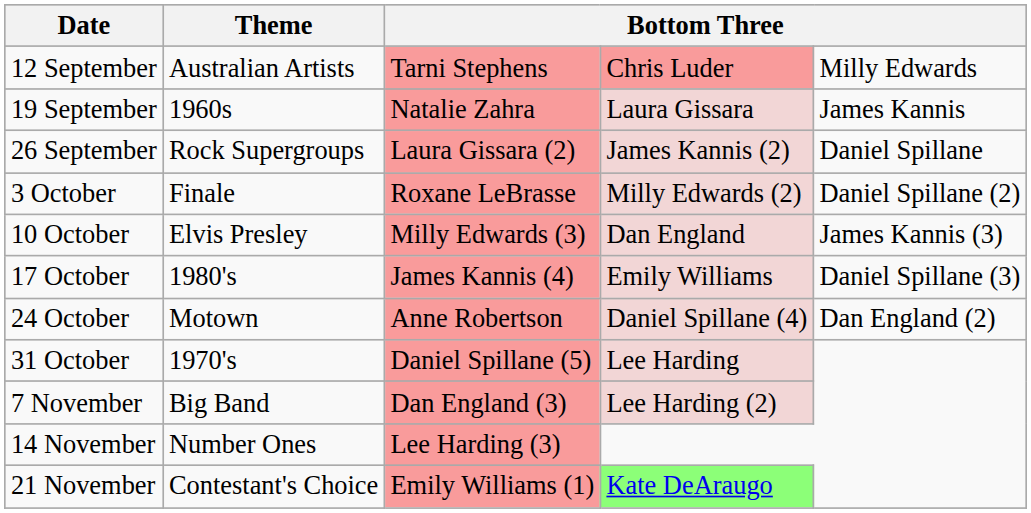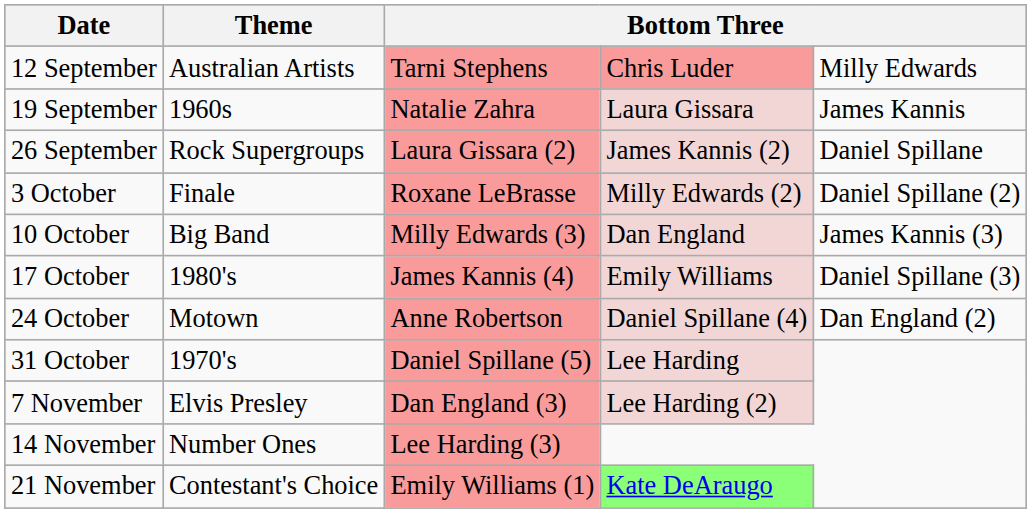(238, 234) Elvis Presley -> (219, 234) Big Band
(219, 402) Big Band -> (238, 402) Elvis Presley
